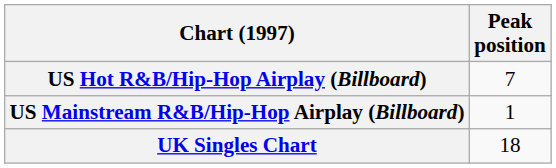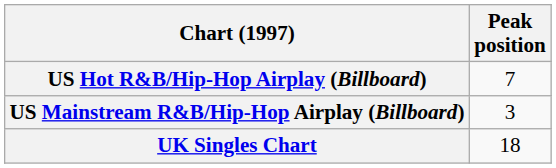(510, 111) 1 -> (510, 111) 3
